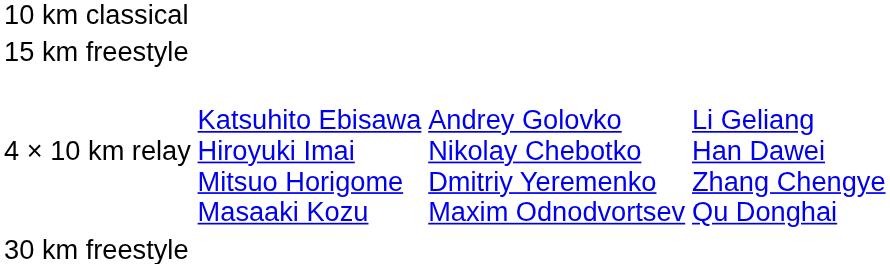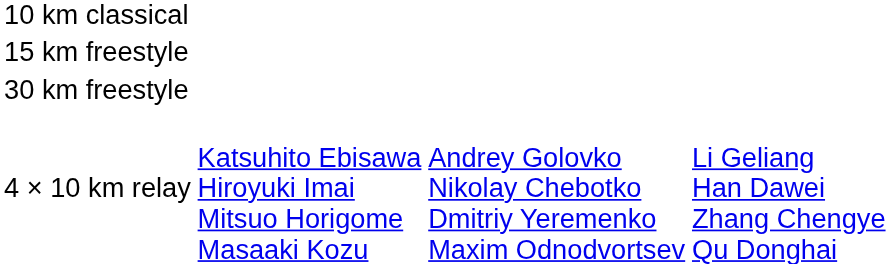rows swapped: (96, 249) <-> (97, 151)
